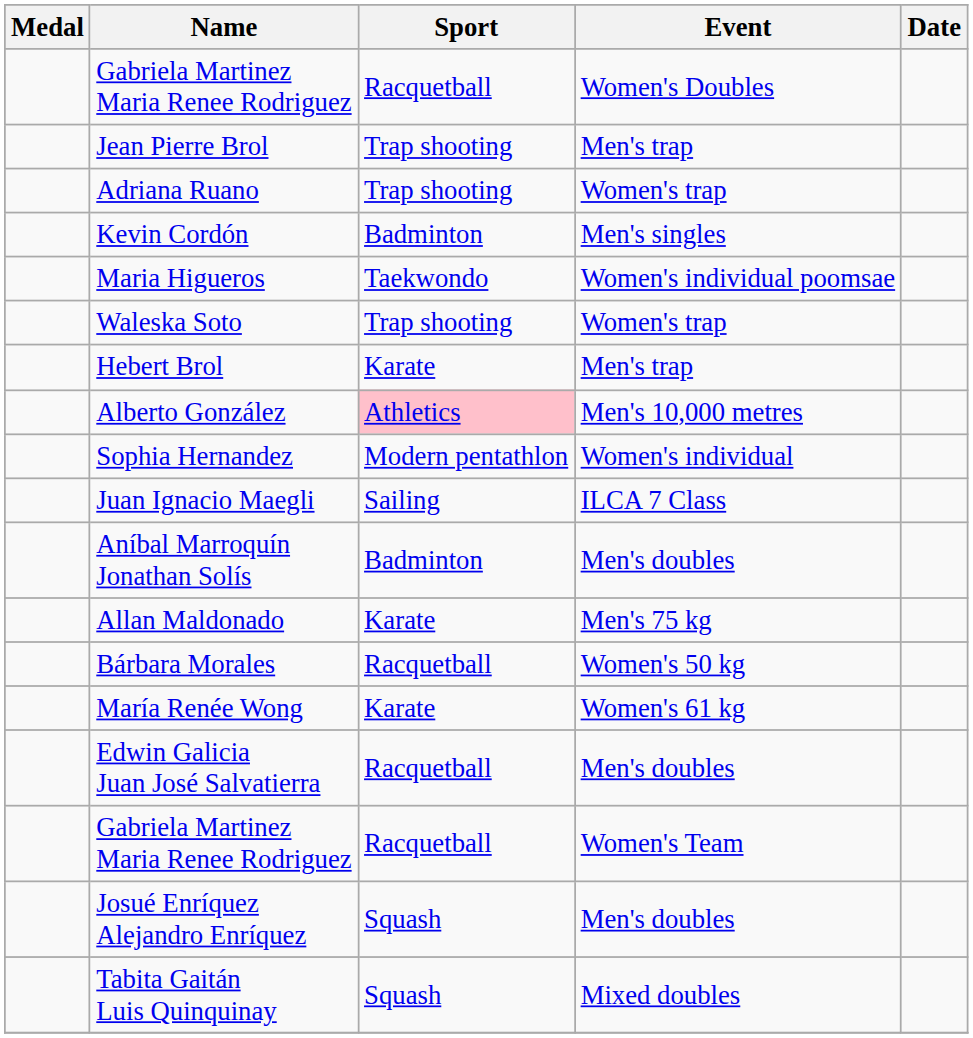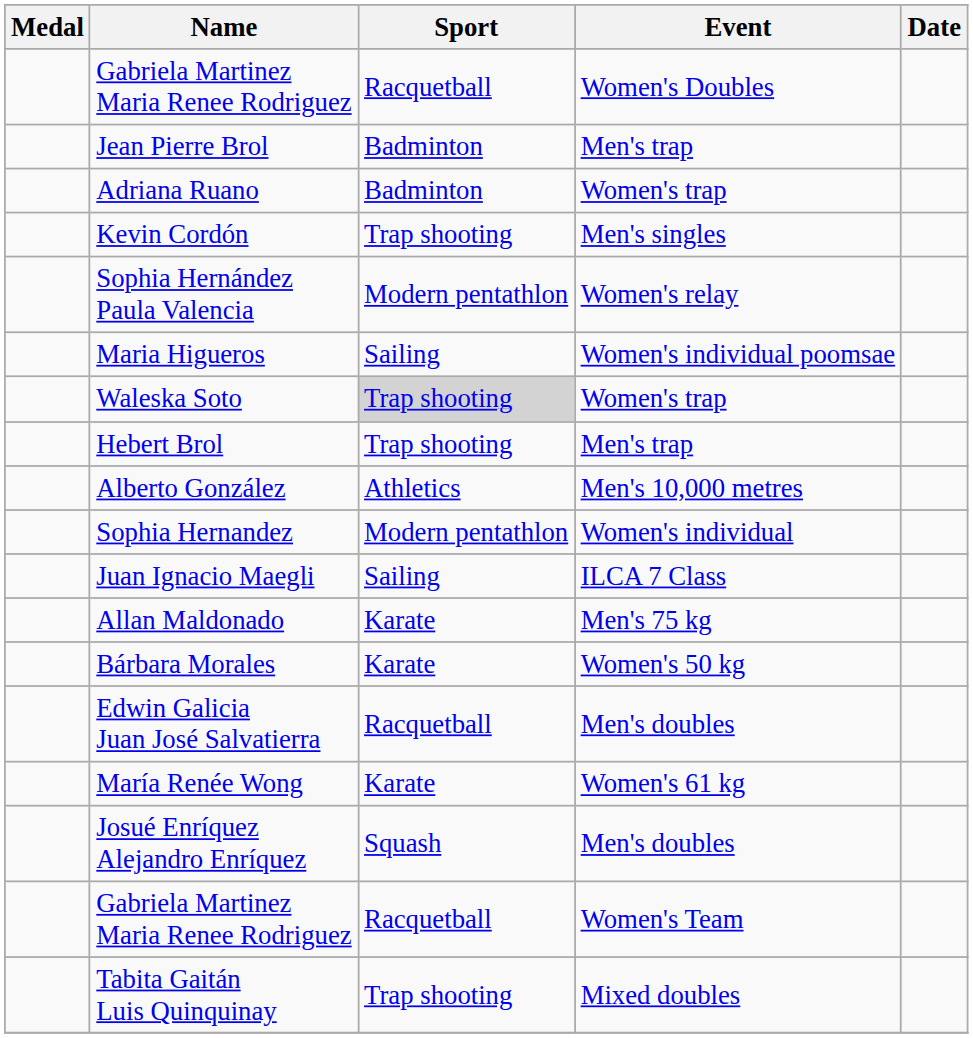(438, 146) Trap shooting -> (423, 146) Badminton
(438, 190) Trap shooting -> (423, 190) Badminton
(423, 234) Badminton -> (438, 234) Trap shooting
+ row: (195, 294)
(426, 278) Taekwondo -> (402, 354) Sailing
(438, 323) no background -> (438, 398) lightgrey background
(400, 367) Karate -> (438, 442) Trap shooting
(412, 411) pink background -> (412, 487) no background
- row: (193, 559)
(428, 663) Racquetball -> (400, 663) Karate
rows swapped: (200, 707) <-> (208, 767)
rows swapped: (224, 843) <-> (201, 919)
(403, 994) Squash -> (438, 994) Trap shooting
